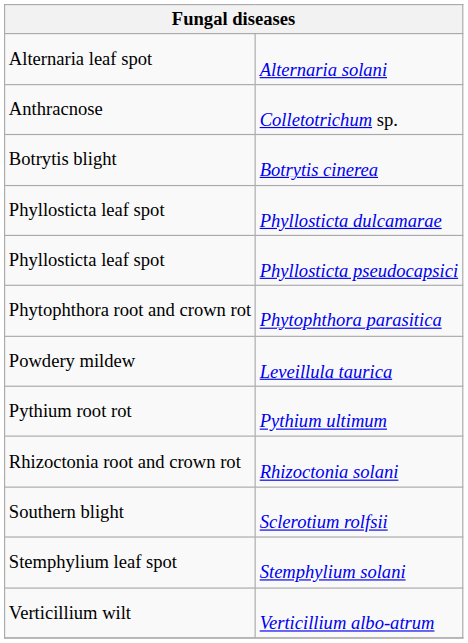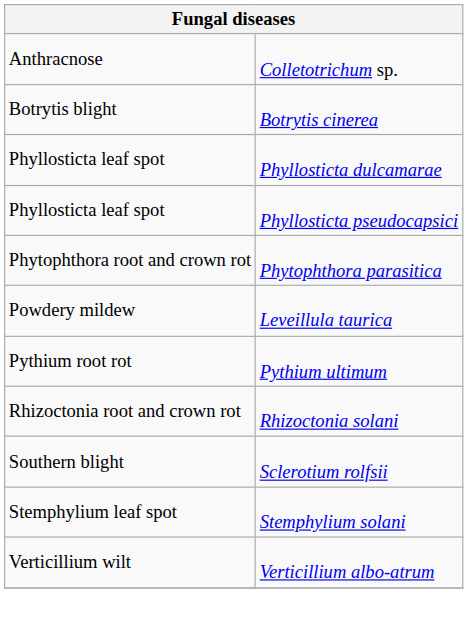- row: (323, 69)
